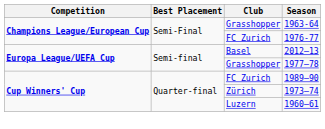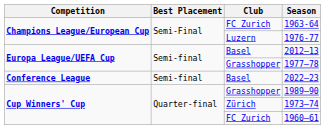(253, 24) Grasshopper -> (248, 24) FC Zurich
(248, 38) FC Zurich -> (241, 38) Luzern
+ row: (301, 78)
(248, 78) FC Zurich -> (253, 91) Grasshopper
(241, 104) Luzern -> (248, 118) FC Zurich
